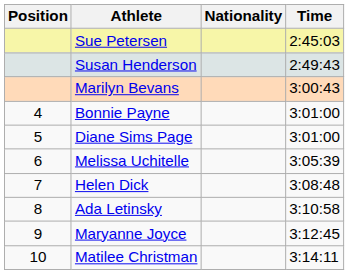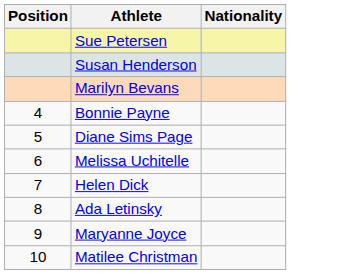- column: (315, 16)
